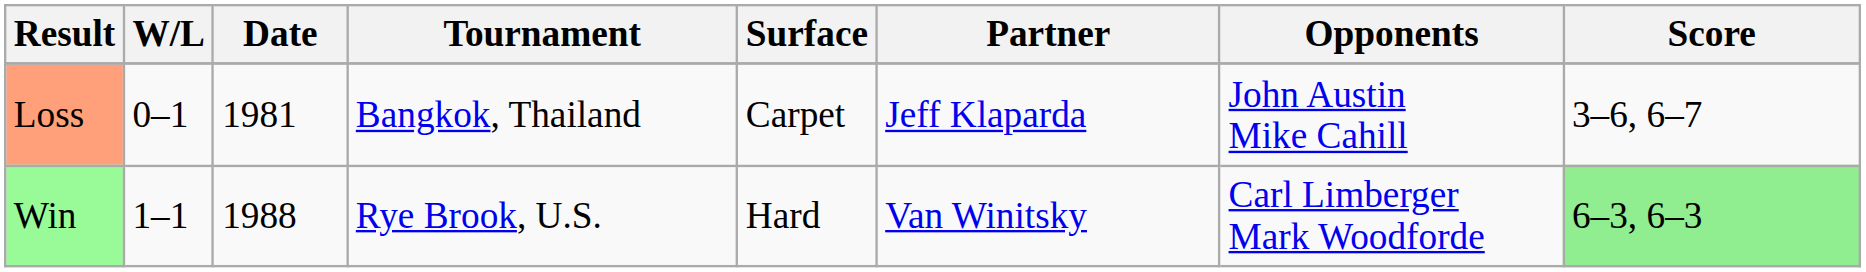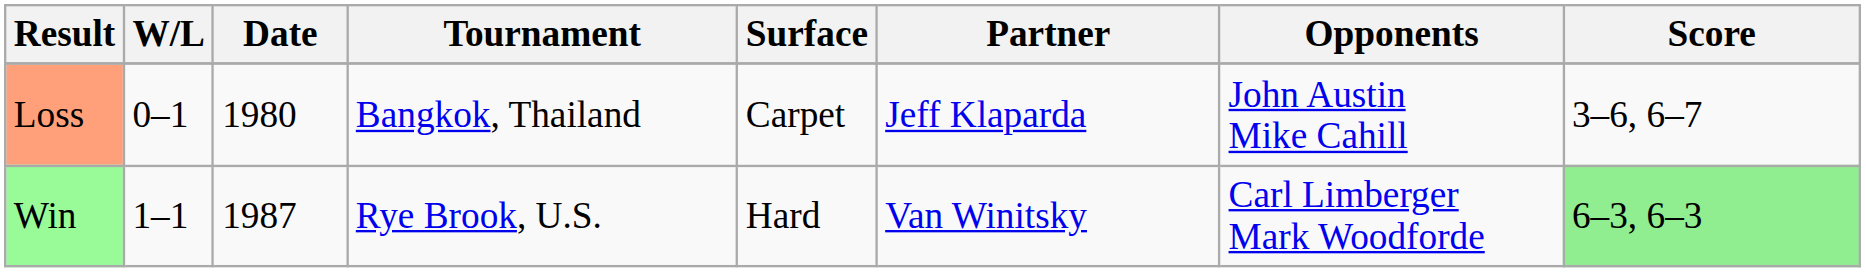(259, 114) 1981 -> (259, 114) 1980
(259, 215) 1988 -> (259, 215) 1987
